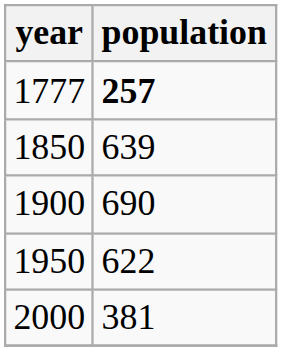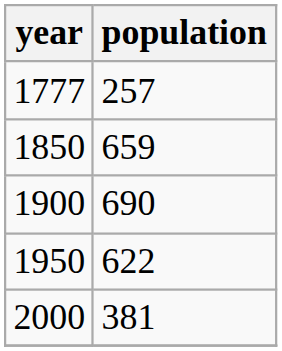(128, 89) bold -> (128, 89) normal
(128, 146) 639 -> (128, 146) 659
